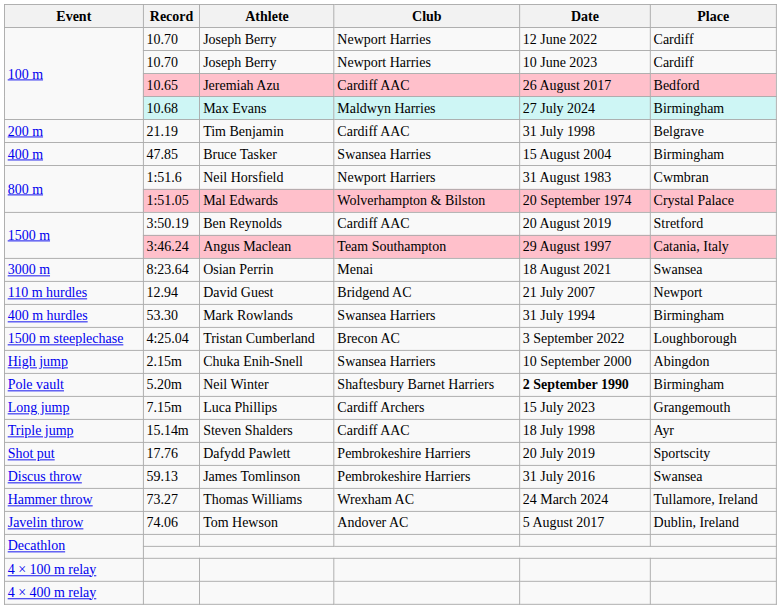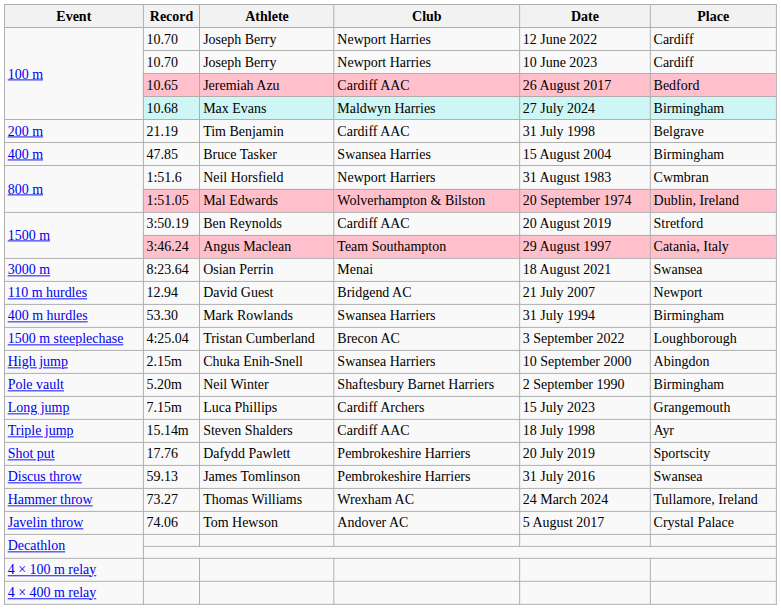(694, 200) Crystal Palace -> (696, 200) Dublin, Ireland
(576, 385) bold -> (574, 385) normal
(696, 523) Dublin, Ireland -> (694, 523) Crystal Palace
